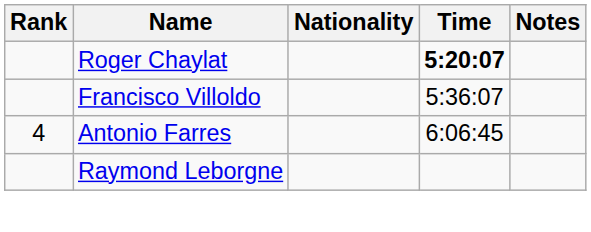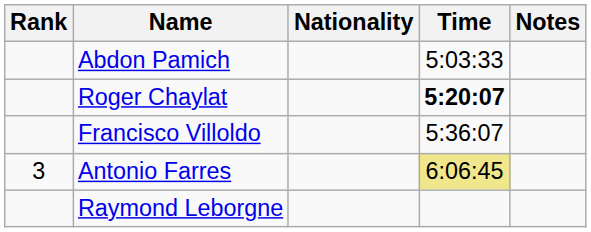+ row: (154, 60)
(39, 134) 4 -> (39, 171) 3
(464, 134) no background -> (464, 171) khaki background
